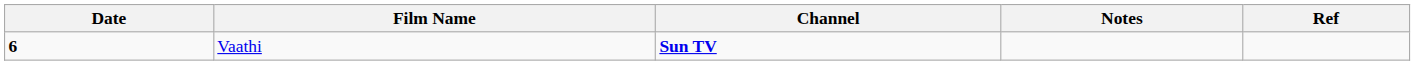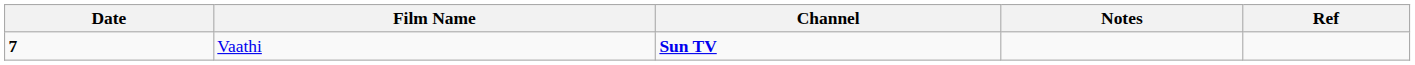(13, 45) 6 -> (13, 45) 7
